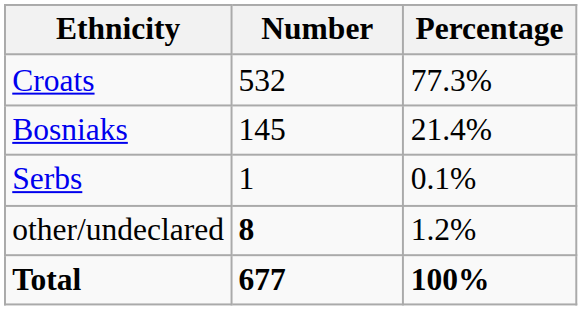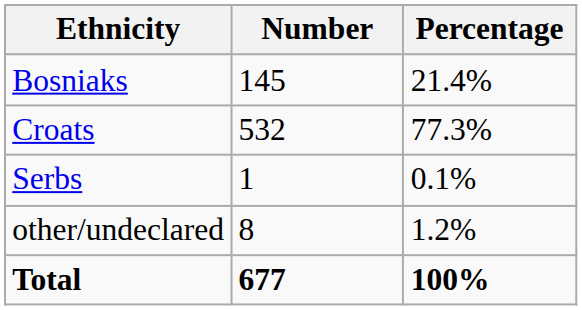rows swapped: (53, 79) <-> (70, 129)
(246, 229) bold -> (246, 229) normal
